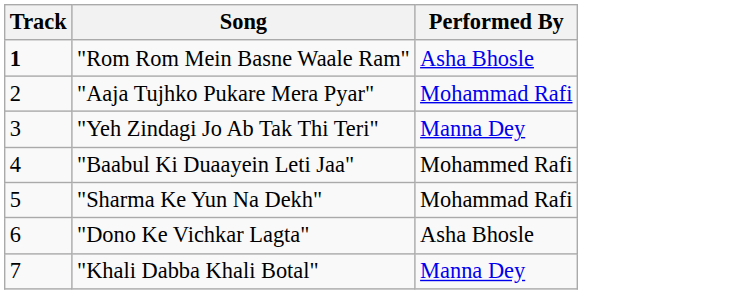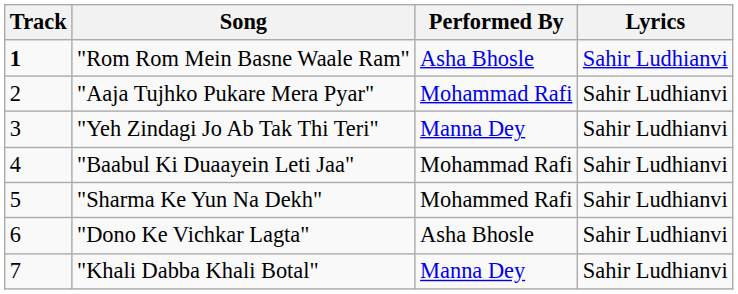+ column: (655, 22)
(496, 164) Mohammed Rafi -> (496, 164) Mohammad Rafi
(496, 199) Mohammad Rafi -> (496, 199) Mohammed Rafi
